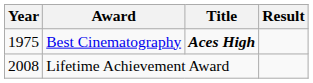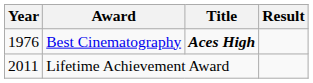(24, 41) 1975 -> (24, 41) 1976
(24, 66) 2008 -> (23, 66) 2011
